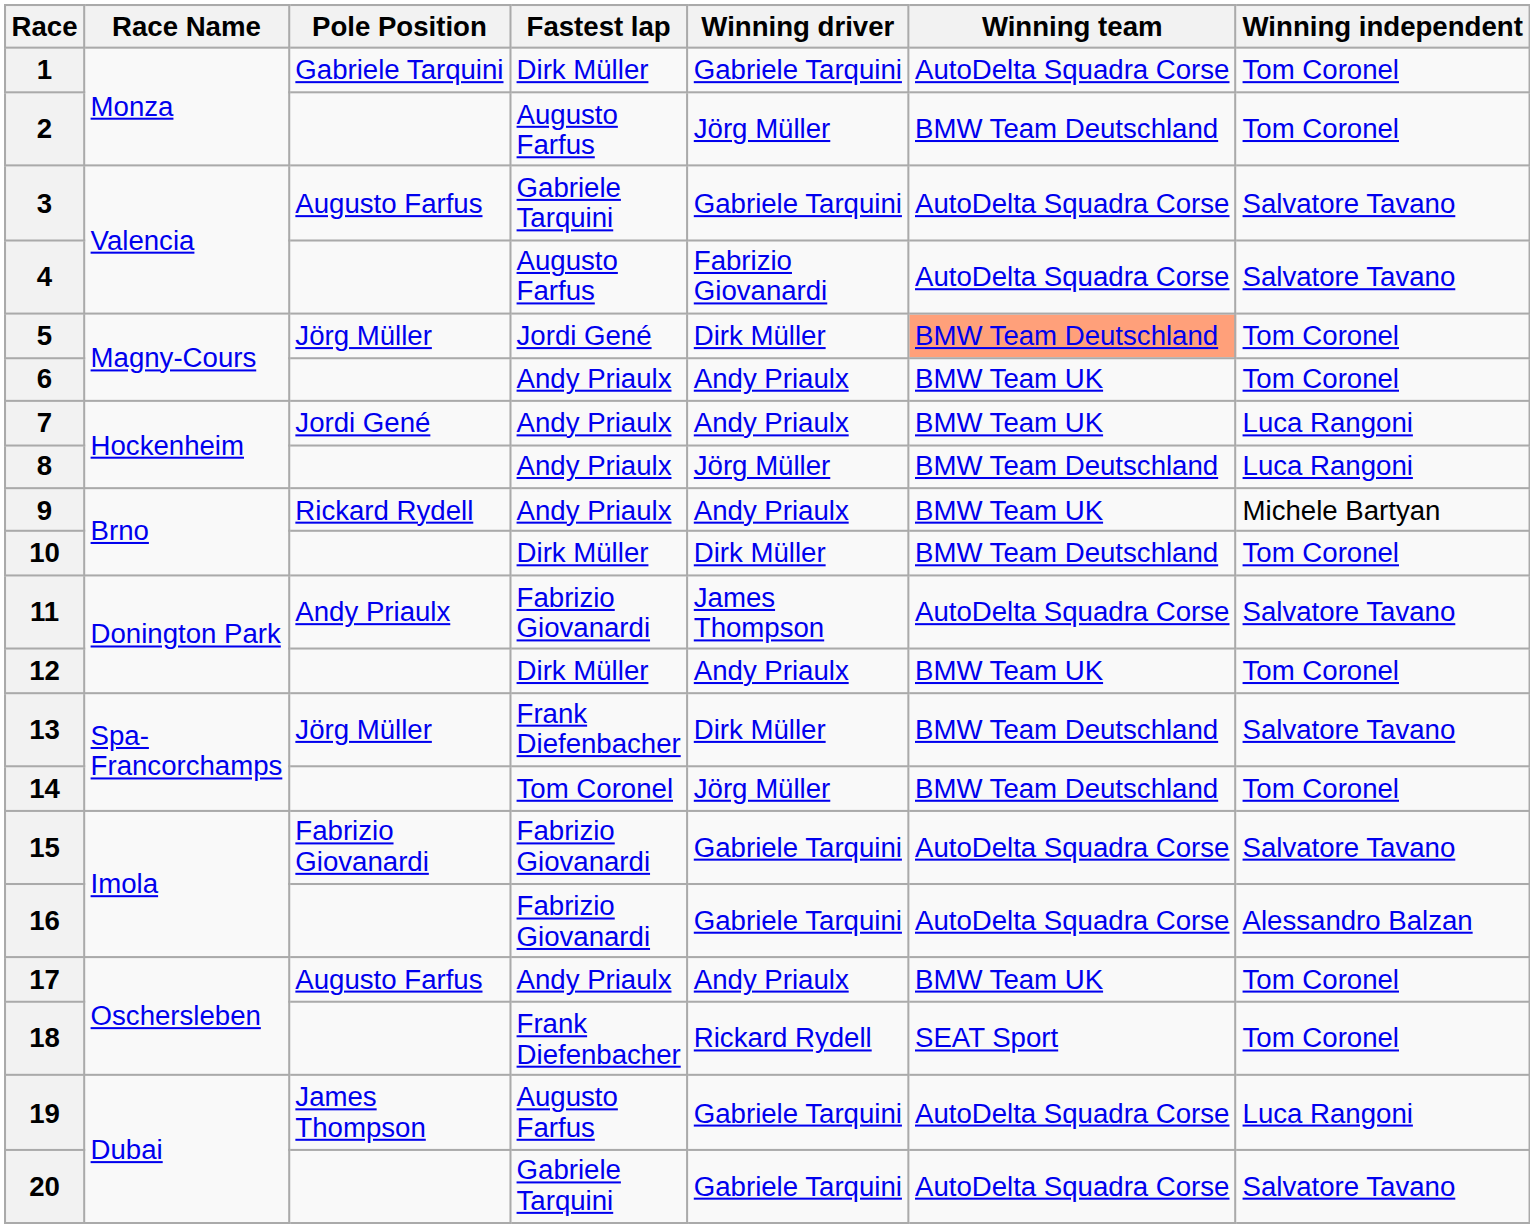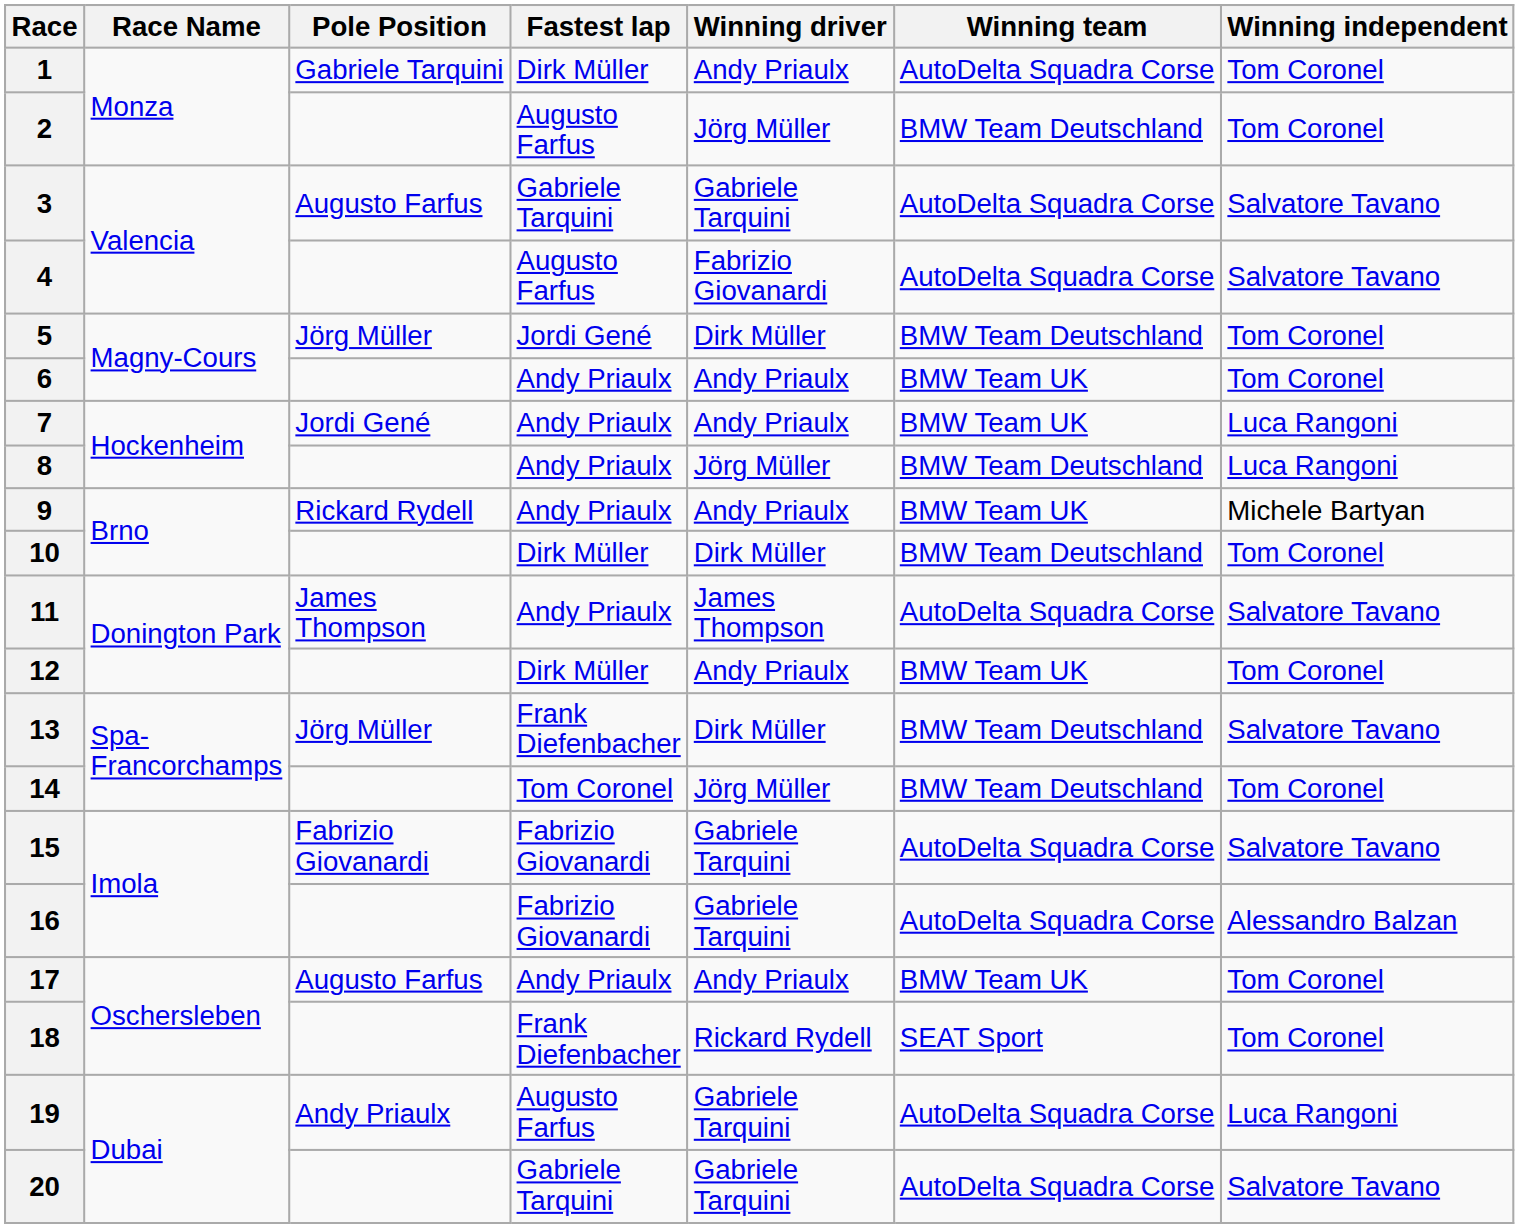(798, 70) Gabriele Tarquini -> (771, 70) Andy Priaulx
(1067, 335) lightsalmon background -> (1051, 335) no background
(373, 612) Andy Priaulx -> (361, 612) James Thompson
(583, 612) Fabrizio Giovanardi -> (594, 612) Andy Priaulx
(361, 1112) James Thompson -> (373, 1112) Andy Priaulx
